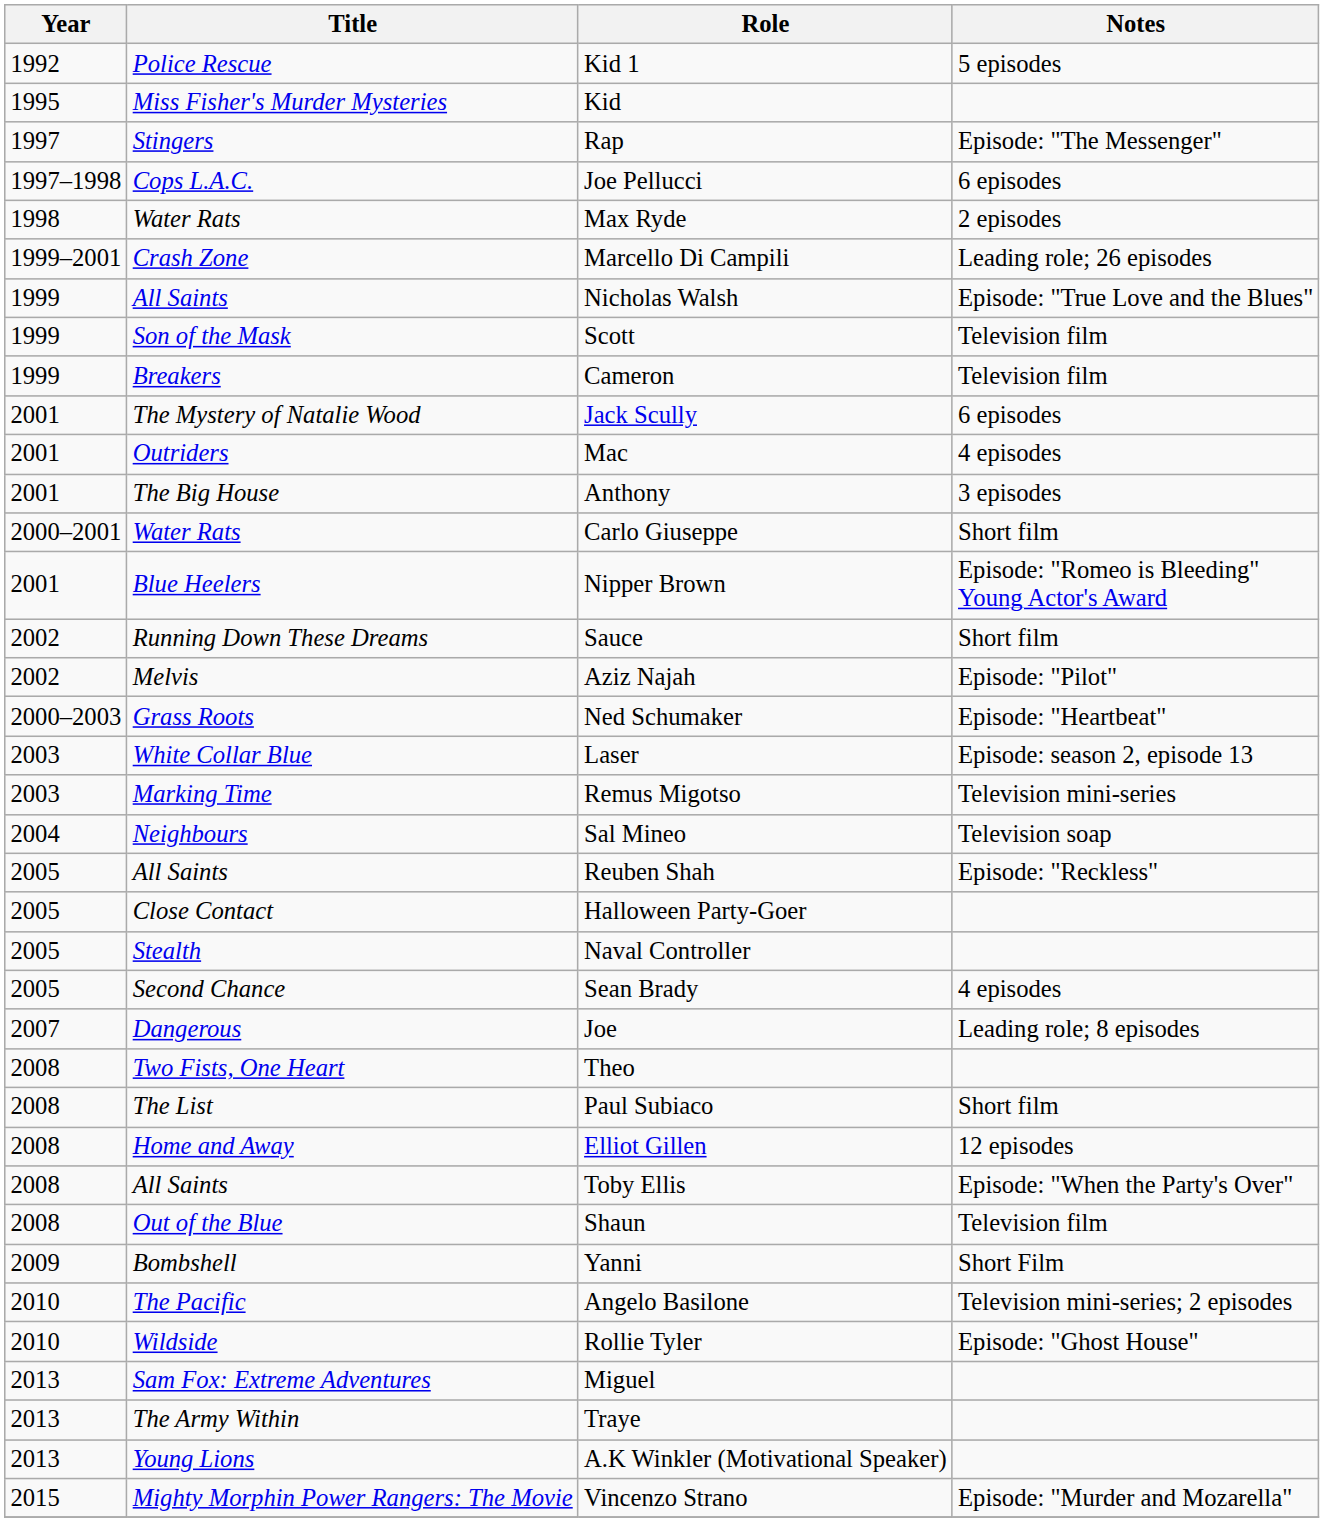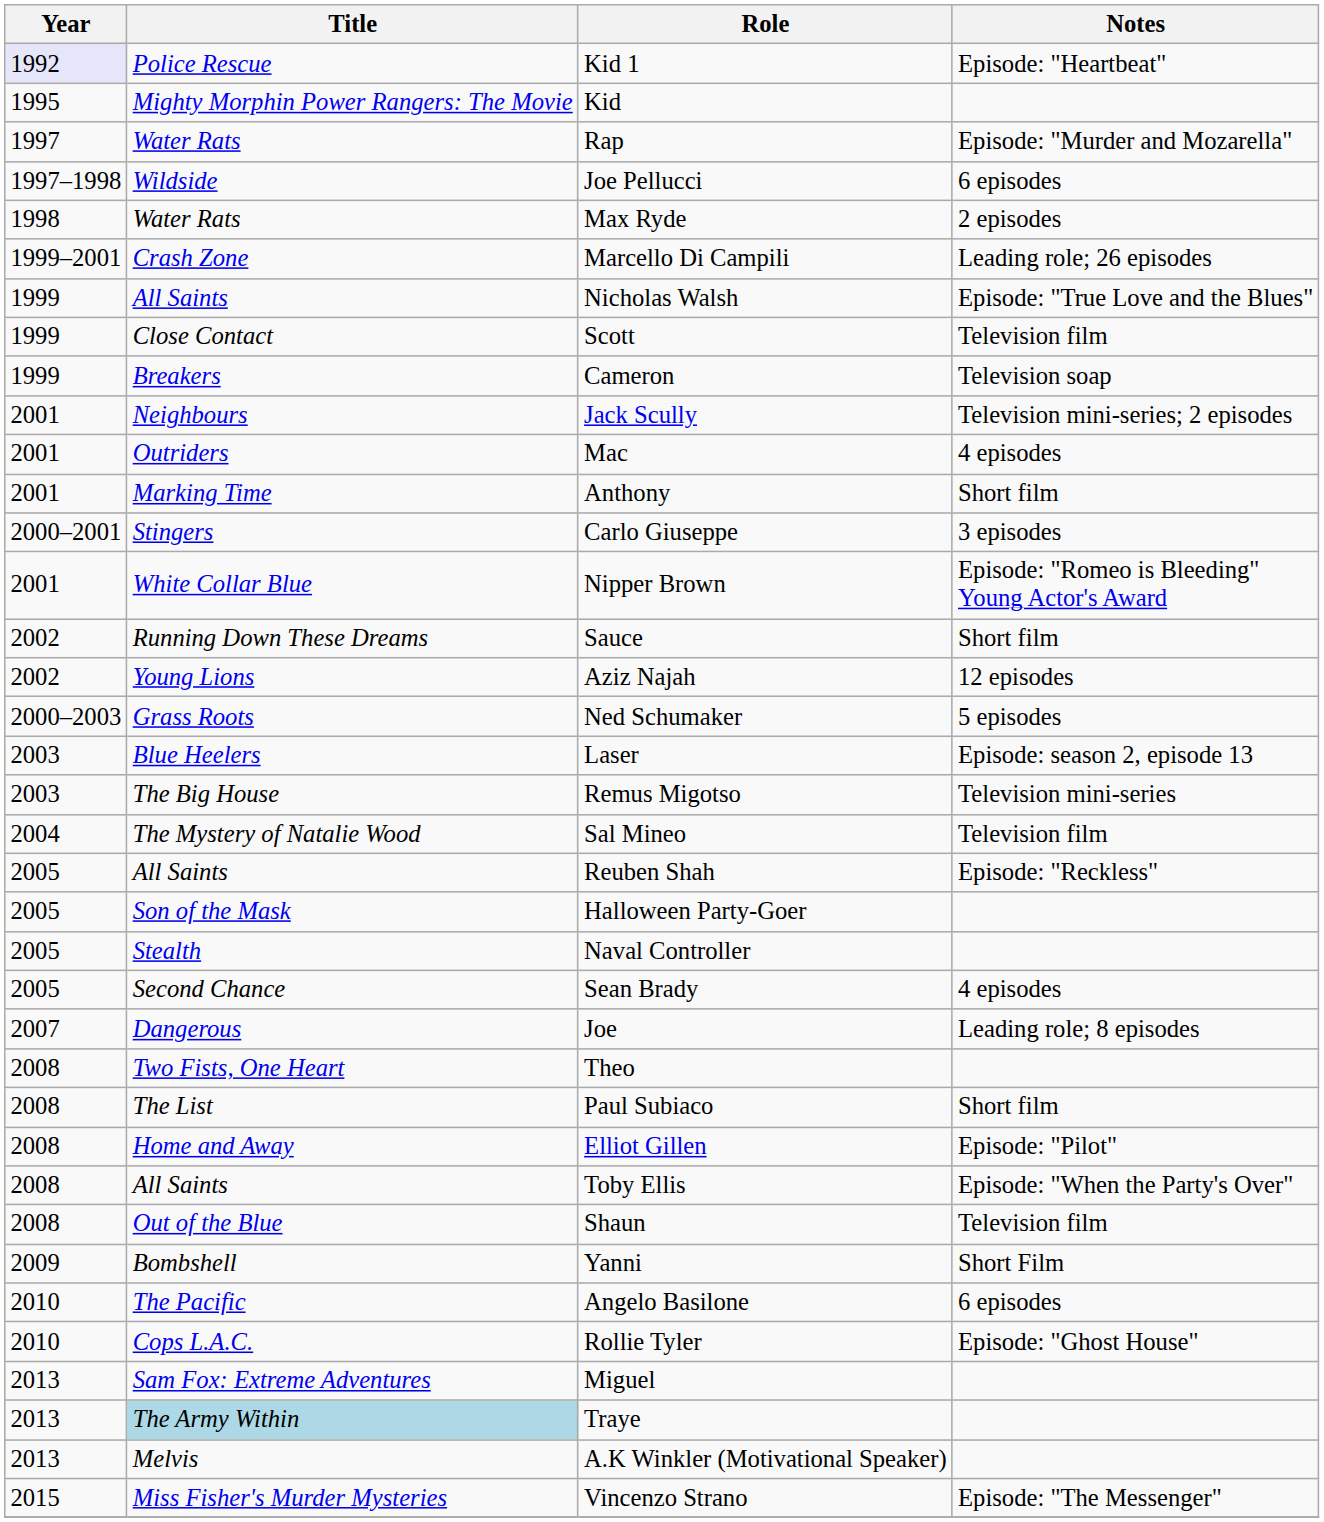(35, 63) no background -> (35, 63) lavender background
(1010, 63) 5 episodes -> (1062, 63) Episode: "Heartbeat"
(290, 102) Miss Fisher's Murder Mysteries -> (353, 102) Mighty Morphin Power Rangers: The Movie
(173, 141) Stingers -> (187, 141) Water Rats
(1090, 141) Episode: "The Messenger" -> (1125, 141) Episode: "Murder and Mozarella"
(193, 180) Cops L.A.C. -> (175, 180) Wildside
(212, 336) Son of the Mask -> (203, 336) Close Contact
(1033, 375) Television film -> (1035, 375) Television soap
(277, 414) The Mystery of Natalie Wood -> (190, 414) Neighbours
(1010, 414) 6 episodes -> (1125, 414) Television mini-series; 2 episodes
(206, 492) The Big House -> (202, 492) Marking Time
(1010, 492) 3 episodes -> (1008, 492) Short film
(187, 532) Water Rats -> (173, 532) Stingers
(1008, 532) Short film -> (1010, 532) 3 episodes
(197, 584) Blue Heelers -> (222, 584) White Collar Blue
(166, 676) Melvis -> (194, 676) Young Lions
(1038, 676) Episode: "Pilot" -> (1016, 676) 12 episodes
(1062, 716) Episode: "Heartbeat" -> (1010, 716) 5 episodes
(222, 755) White Collar Blue -> (197, 755) Blue Heelers
(202, 794) Marking Time -> (206, 794) The Big House
(190, 833) Neighbours -> (277, 833) The Mystery of Natalie Wood
(1035, 833) Television soap -> (1033, 833) Television film
(203, 911) Close Contact -> (212, 911) Son of the Mask
(1016, 1145) 12 episodes -> (1038, 1145) Episode: "Pilot"
(1125, 1302) Television mini-series; 2 episodes -> (1010, 1302) 6 episodes
(175, 1341) Wildside -> (193, 1341) Cops L.A.C.
(216, 1419) no background -> (216, 1419) lightblue background
(194, 1458) Young Lions -> (166, 1458) Melvis
(353, 1497) Mighty Morphin Power Rangers: The Movie -> (290, 1497) Miss Fisher's Murder Mysteries
(1125, 1497) Episode: "Murder and Mozarella" -> (1090, 1497) Episode: "The Messenger"
